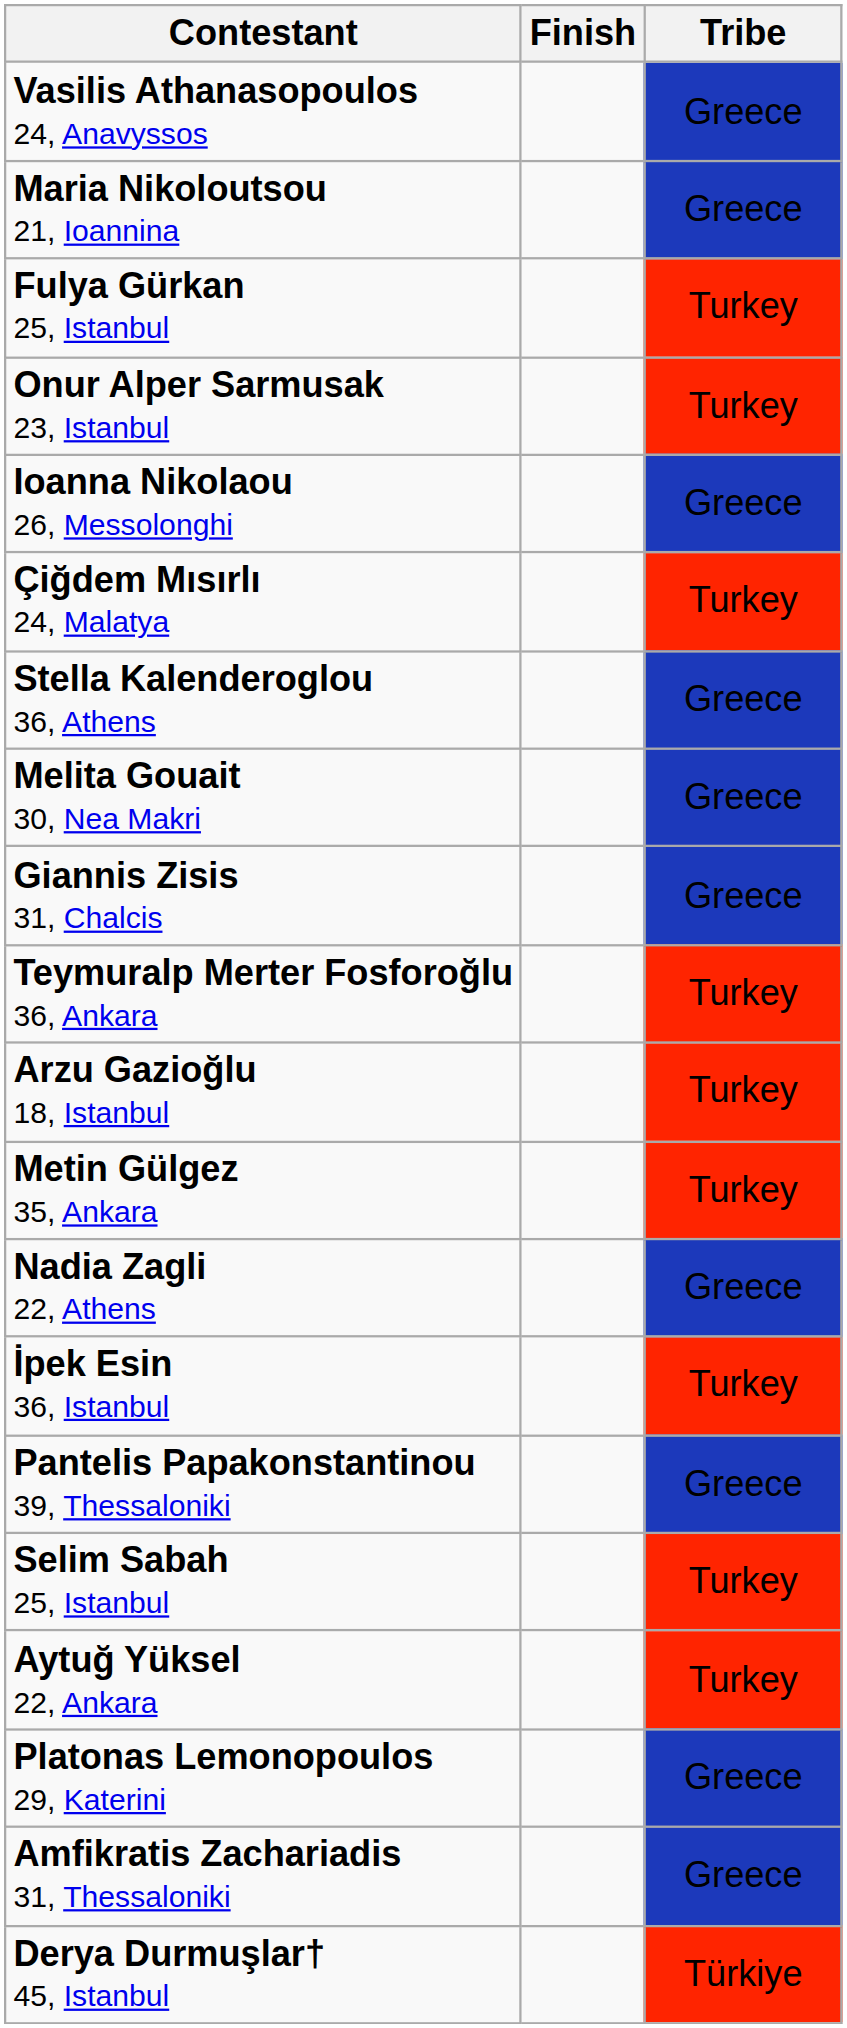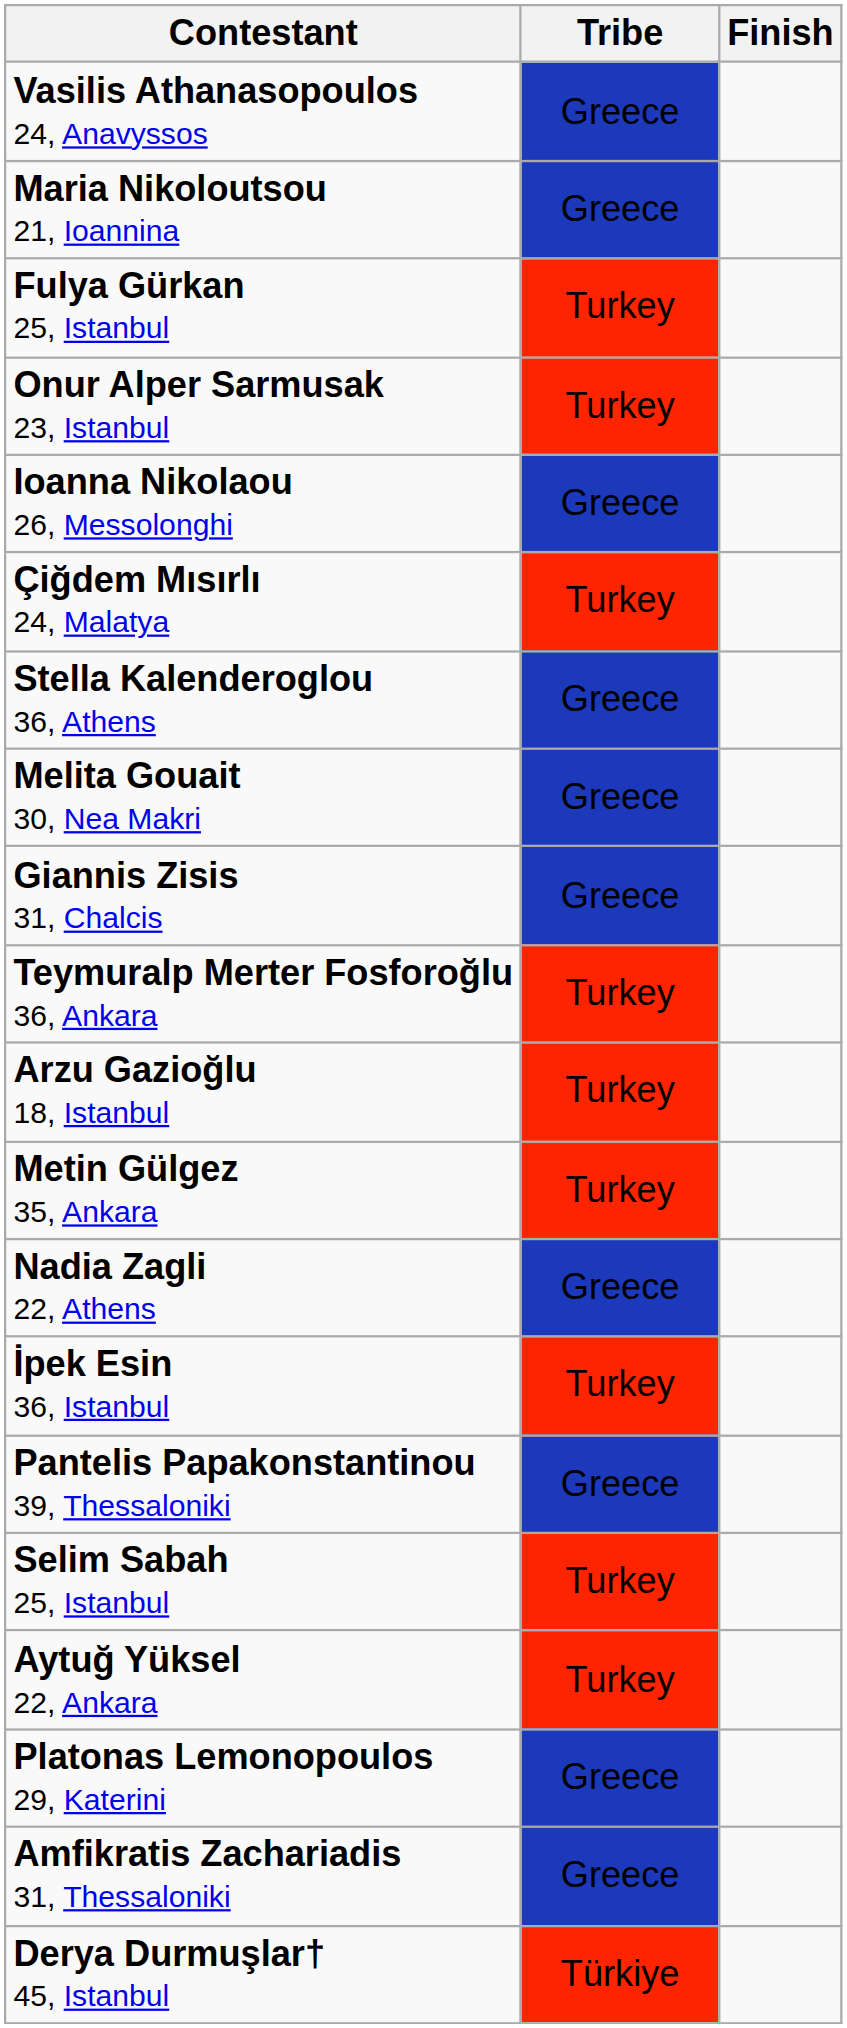columns swapped: (743, 33) <-> (583, 33)
